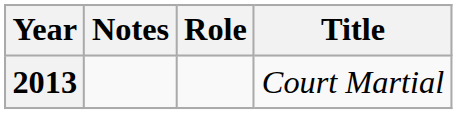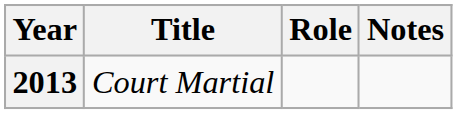columns swapped: (353, 30) <-> (131, 30)
